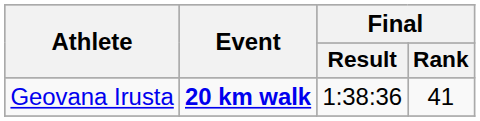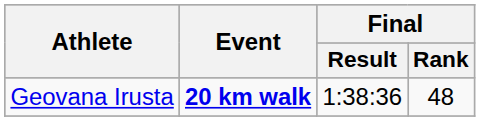(441, 98) 41 -> (441, 98) 48
